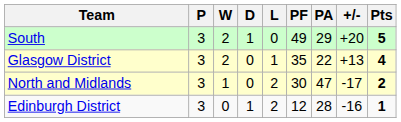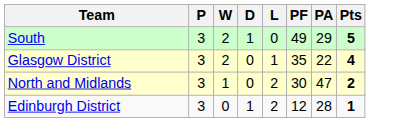- column: (352, 15)
